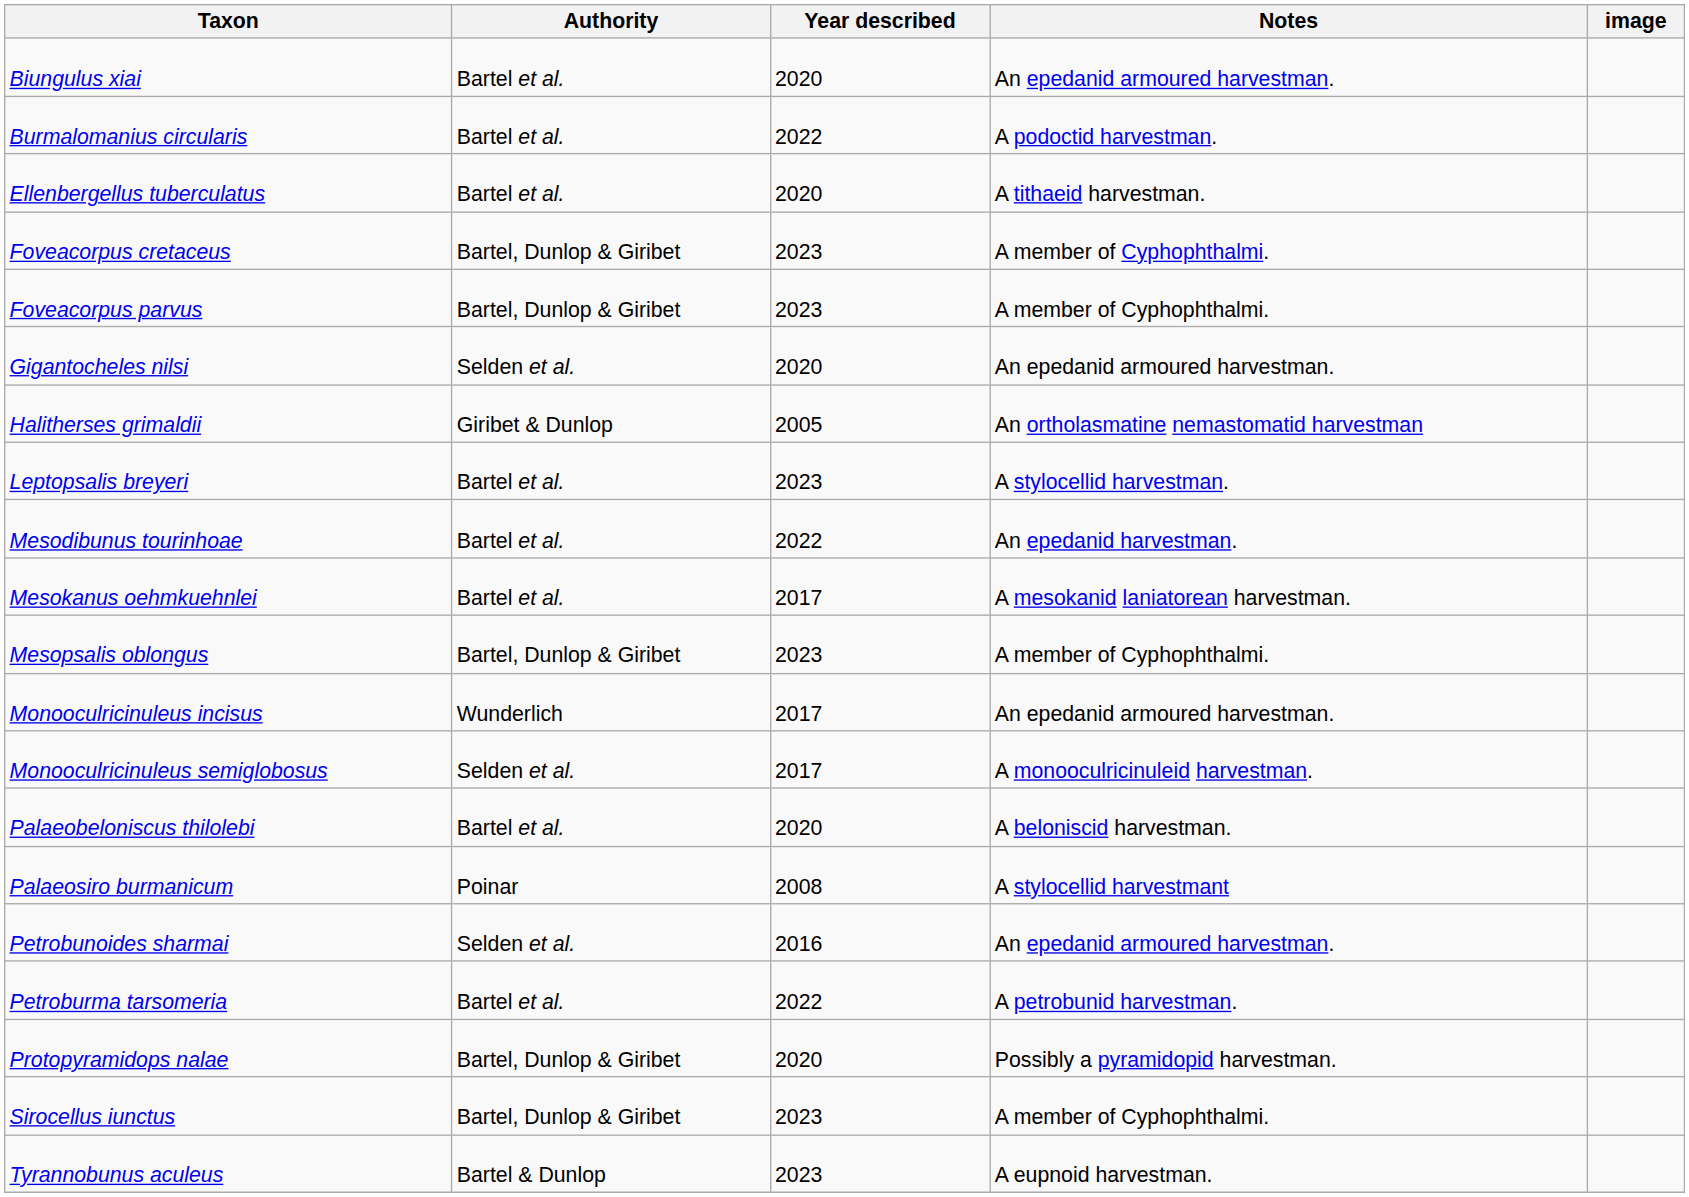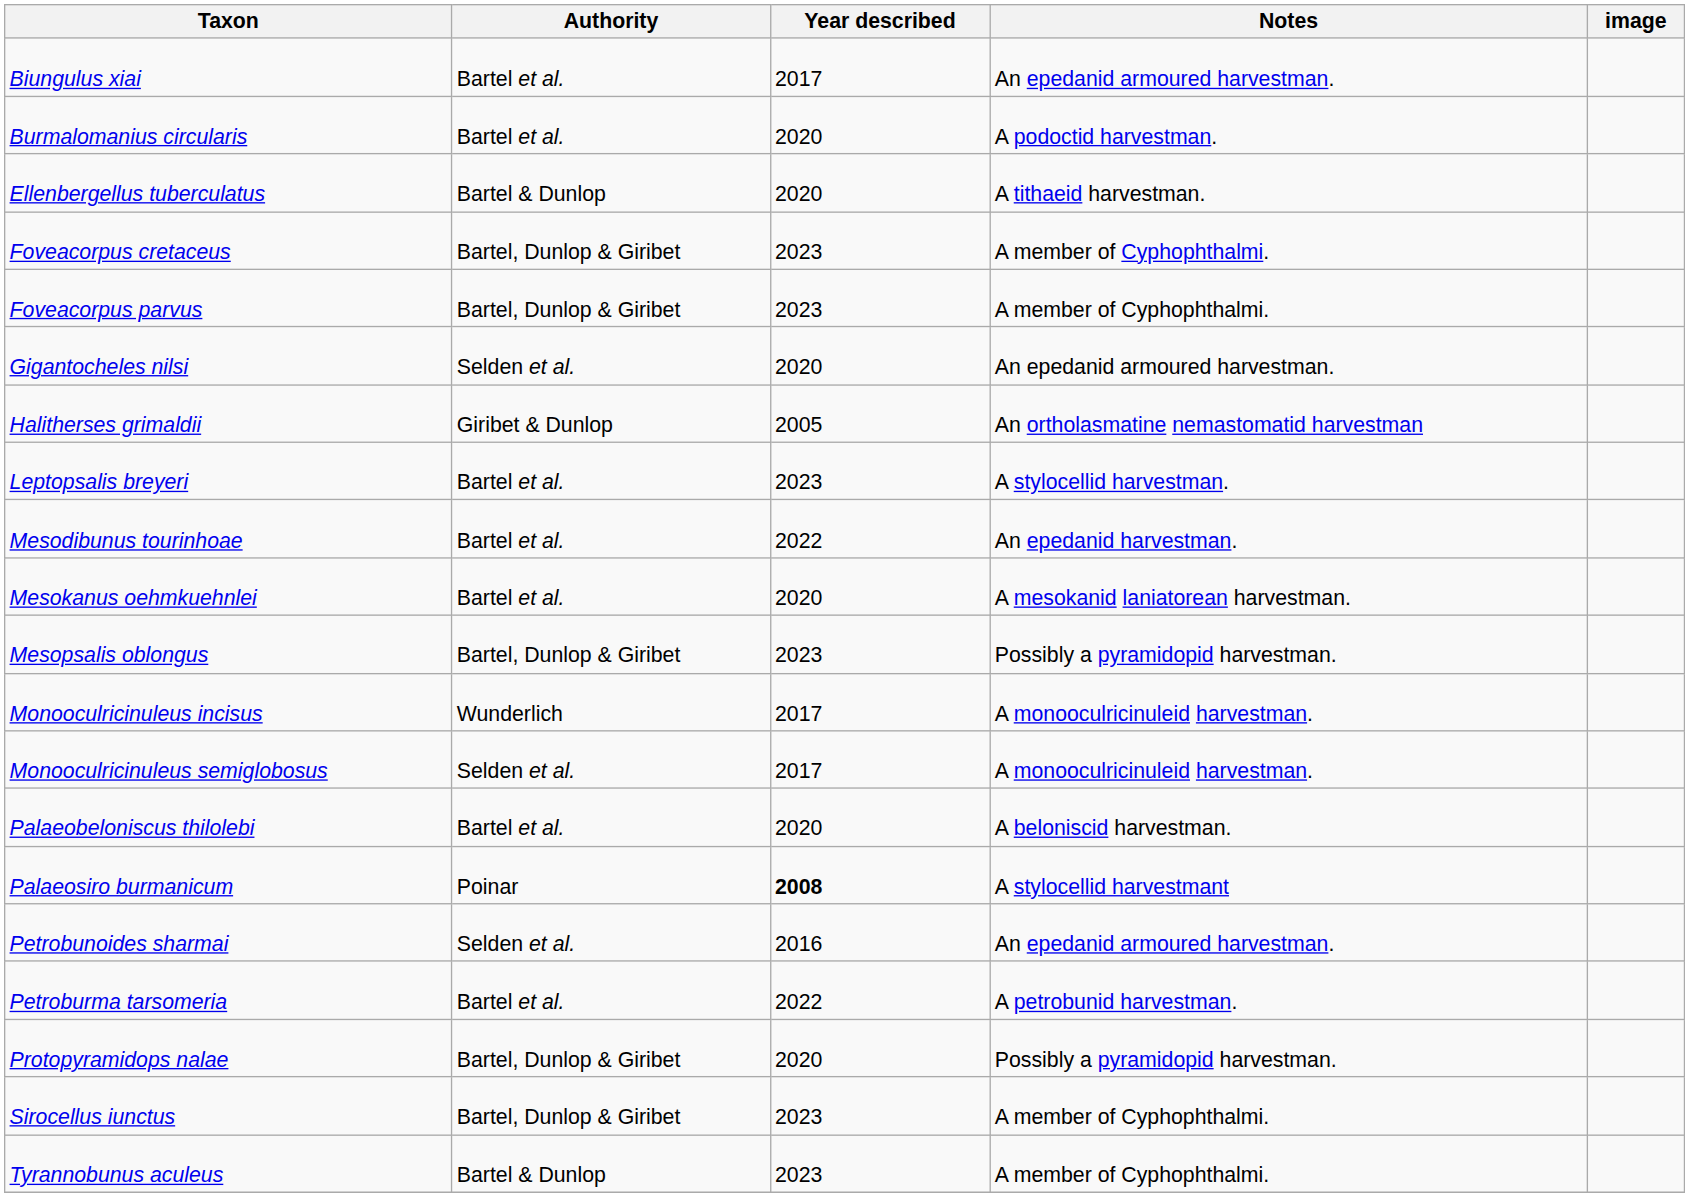(799, 79) 2020 -> (799, 79) 2017
(799, 136) 2022 -> (799, 136) 2020
(511, 194) Bartel et al. -> (531, 194) Bartel & Dunlop
(799, 598) 2017 -> (799, 598) 2020
(1132, 655) A member of Cyphophthalmi. -> (1166, 655) Possibly a pyramidopid harvestman.
(1165, 713) An epedanid armoured harvestman. -> (1154, 713) A monooculricinuleid harvestman.
(799, 886) normal -> (799, 886) bold
(1104, 1175) A eupnoid harvestman. -> (1132, 1175) A member of Cyphophthalmi.
